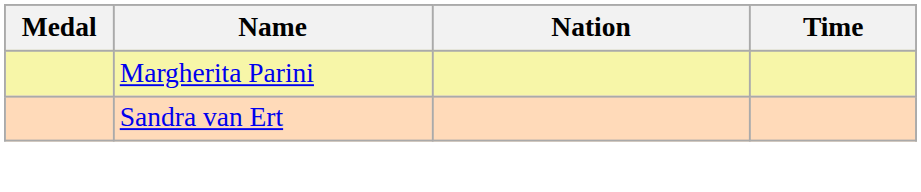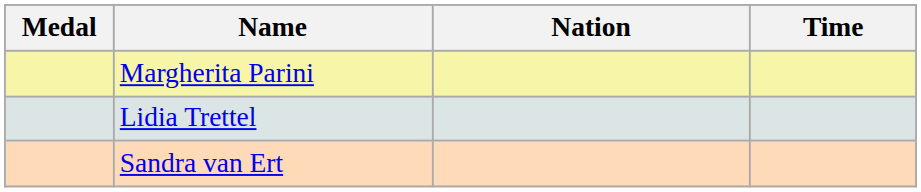+ row: (188, 118)
